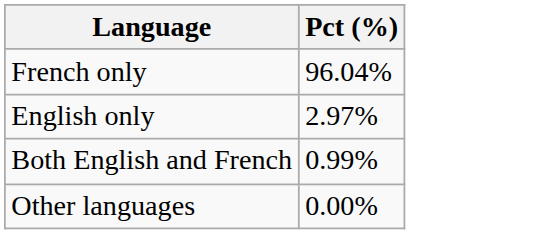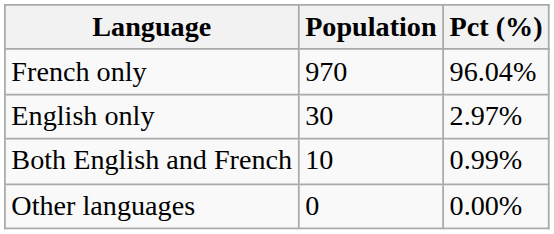+ column: (371, 26)
